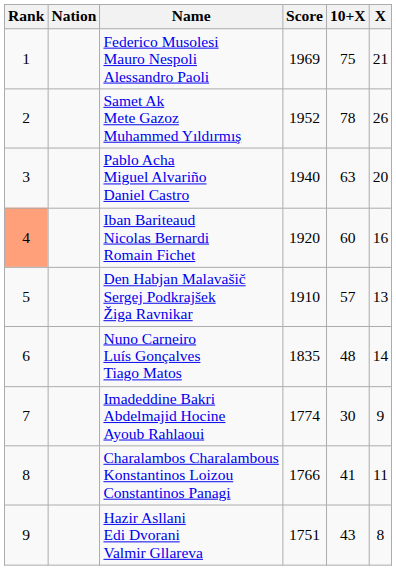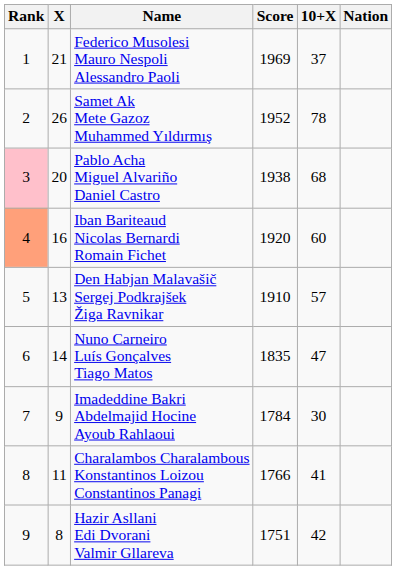columns swapped: (74, 16) <-> (380, 16)
(348, 58) 75 -> (318, 58) 37
(26, 177) no background -> (26, 177) pink background
(304, 177) 1940 -> (275, 177) 1938
(348, 177) 63 -> (318, 177) 68
(348, 356) 48 -> (318, 356) 47
(304, 416) 1774 -> (275, 416) 1784
(348, 535) 43 -> (318, 535) 42
